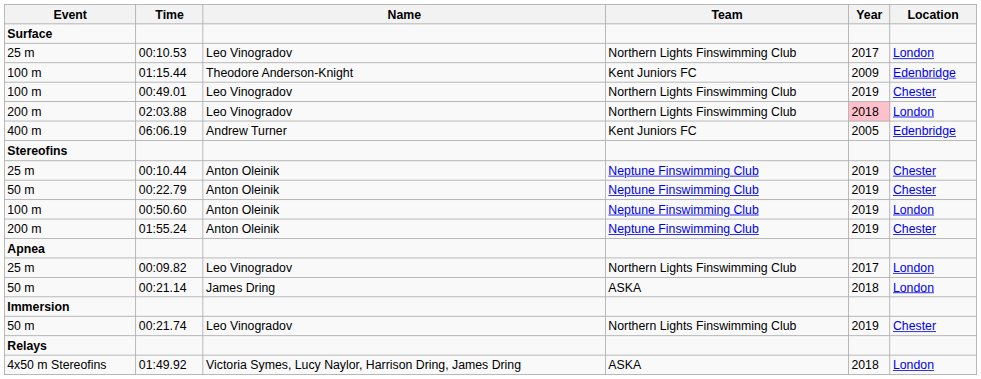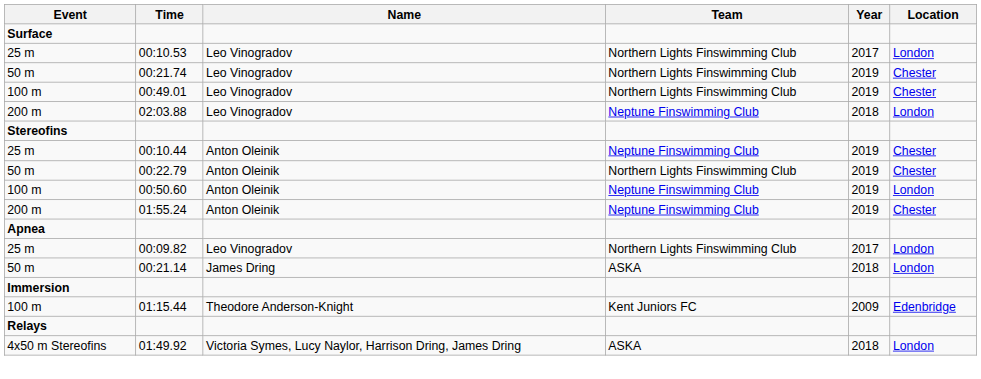rows swapped: (21, 326) <-> (24, 73)
(702, 112) Northern Lights Finswimming Club -> (684, 112) Neptune Finswimming Club
(865, 112) pink background -> (865, 112) no background
- row: (24, 131)
(684, 190) Neptune Finswimming Club -> (702, 170) Northern Lights Finswimming Club
